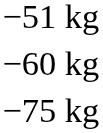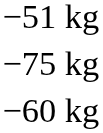rows swapped: (51, 63) <-> (51, 110)
